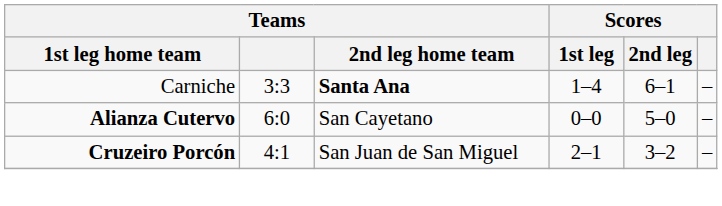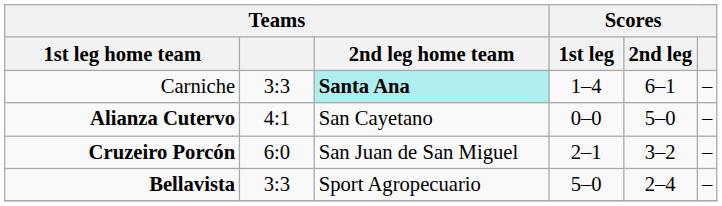(364, 86) no background -> (364, 86) paleturquoise background
(277, 119) 6:0 -> (277, 119) 4:1
(277, 151) 4:1 -> (277, 151) 6:0
+ row: (192, 184)
